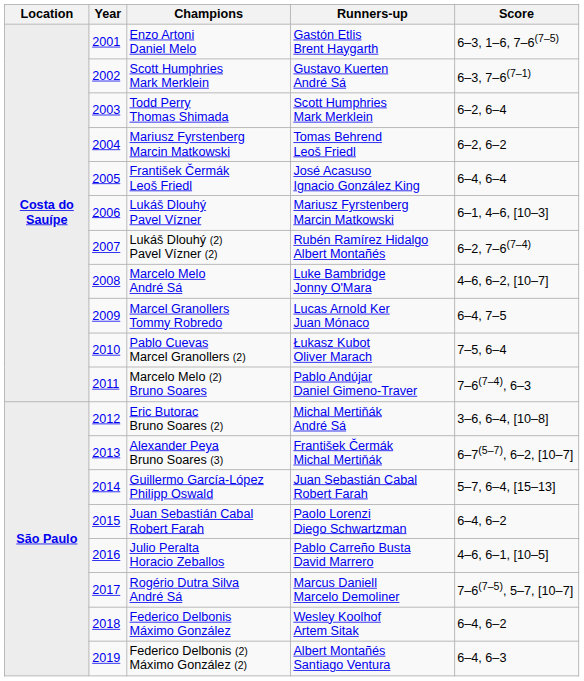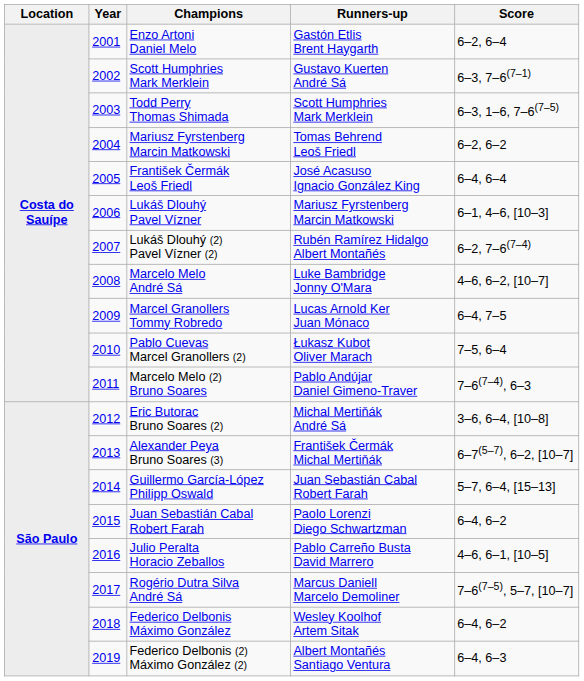(508, 41) 6–3, 1–6, 7–6(7–5) -> (482, 41) 6–2, 6–4
(482, 110) 6–2, 6–4 -> (508, 110) 6–3, 1–6, 7–6(7–5)
